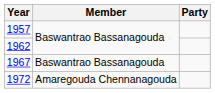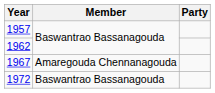(100, 63) Baswantrao Bassanagouda -> (106, 63) Amaregouda Chennanagouda
(106, 79) Amaregouda Chennanagouda -> (100, 79) Baswantrao Bassanagouda
